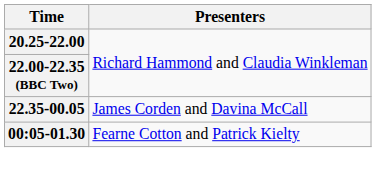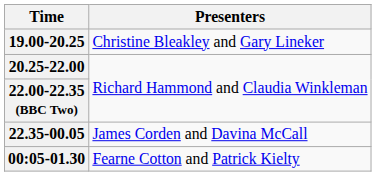+ row: (47, 41)
